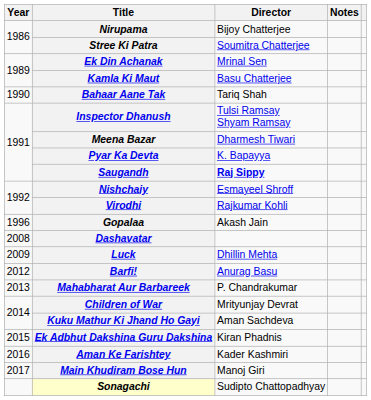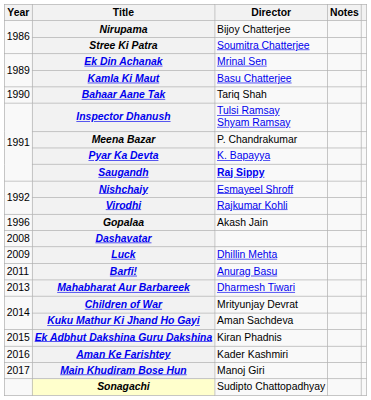(256, 139) Dharmesh Tiwari -> (257, 139) P. Chandrakumar
(18, 271) 2012 -> (18, 271) 2011
(257, 288) P. Chandrakumar -> (256, 288) Dharmesh Tiwari
